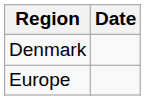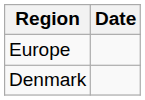rows swapped: (48, 49) <-> (40, 79)
